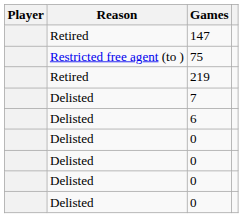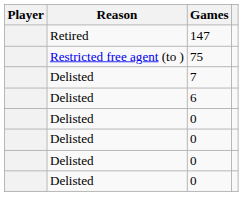- row: (69, 77)
